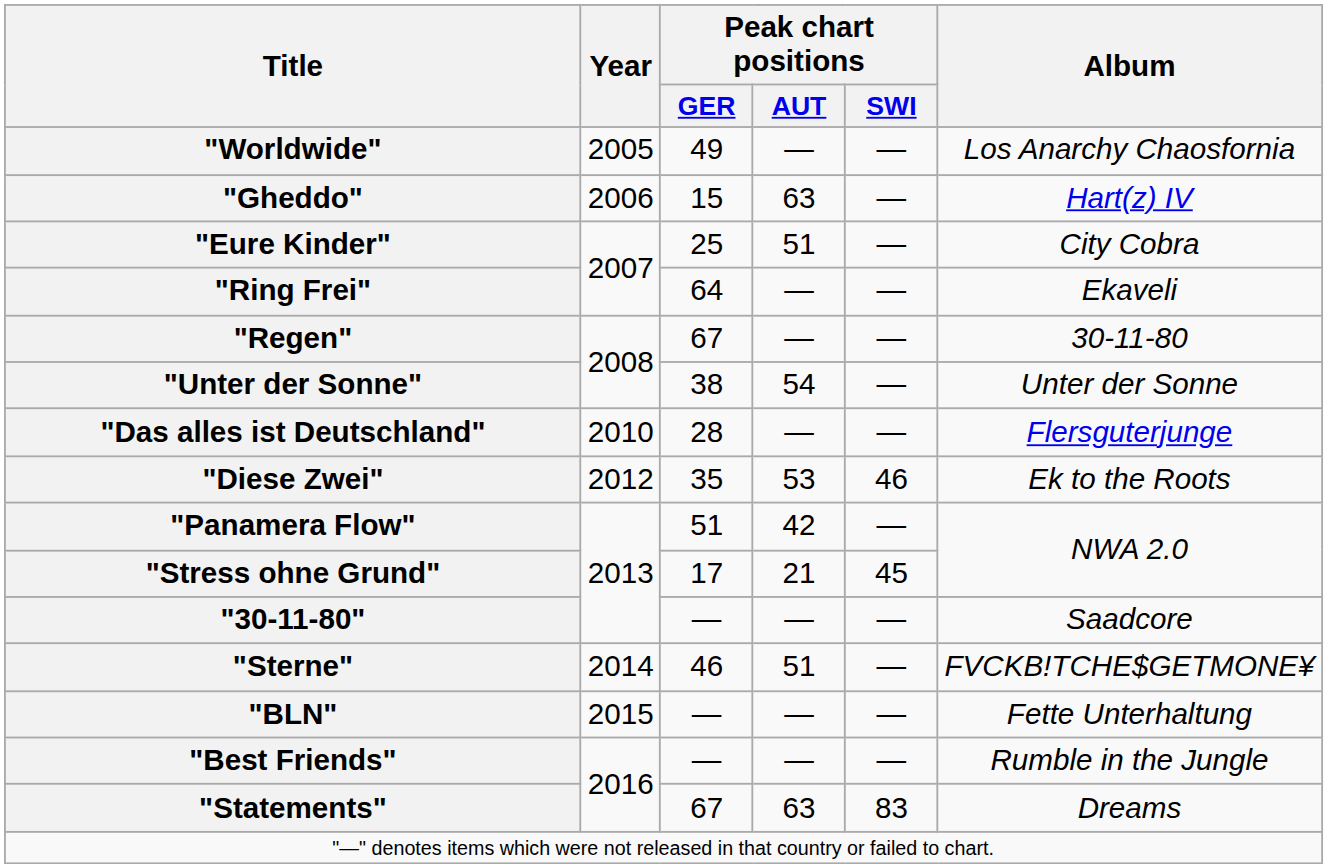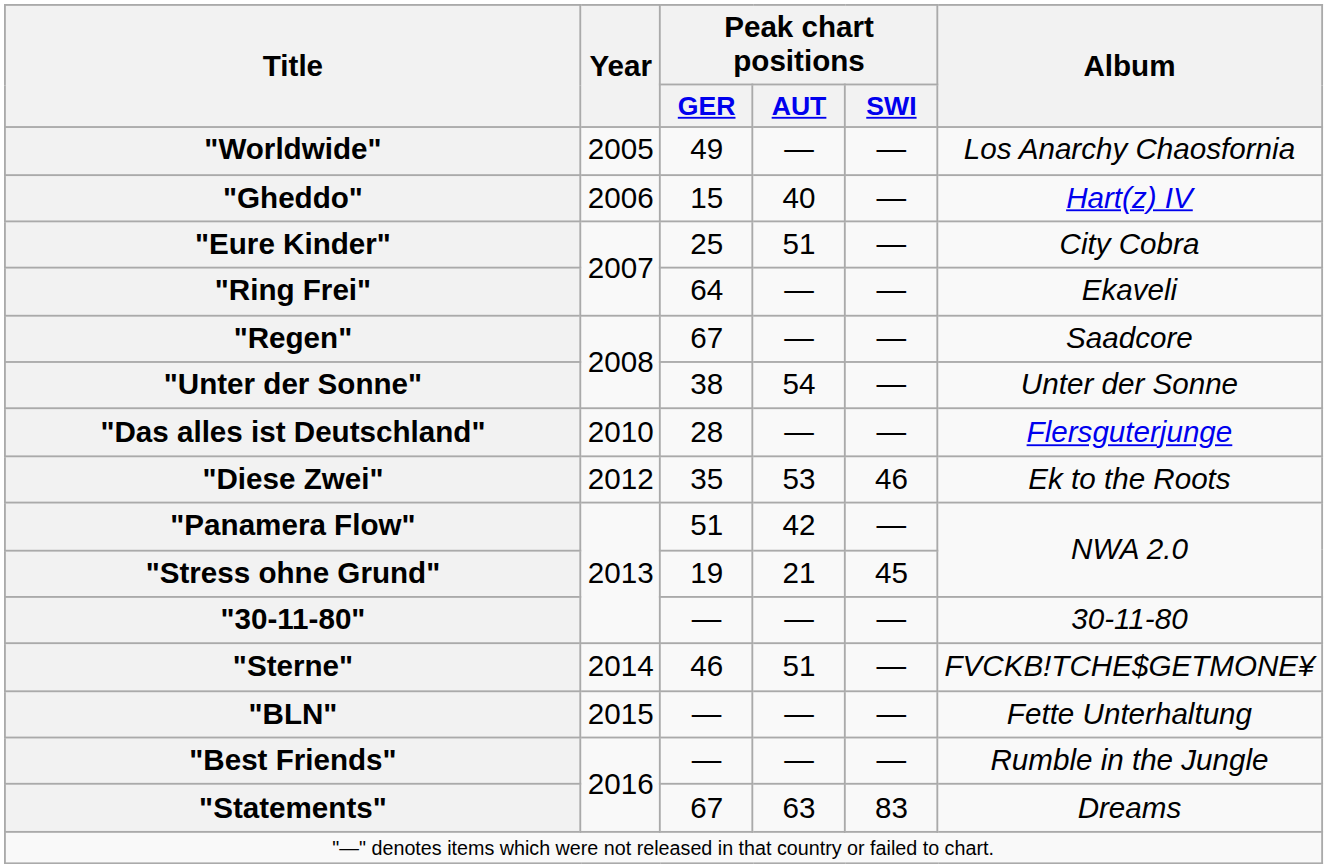(799, 197) 63 -> (799, 197) 40
(1129, 338) 30-11-80 -> (1129, 338) Saadcore
(707, 572) 17 -> (707, 572) 19
(1129, 619) Saadcore -> (1129, 619) 30-11-80
